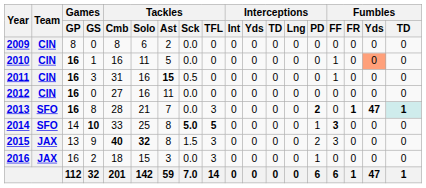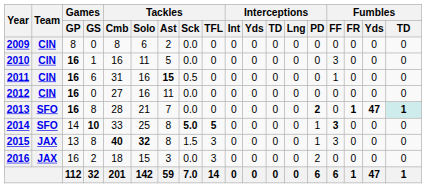(335, 61) 1 -> (335, 61) 3
(374, 61) lightsalmon background -> (374, 61) no background
(94, 77) 3 -> (94, 77) 6
(214, 110) 3 -> (214, 110) 0
(94, 142) 9 -> (94, 142) 8
(317, 142) 2 -> (317, 142) 1
(317, 158) 1 -> (317, 158) 2
